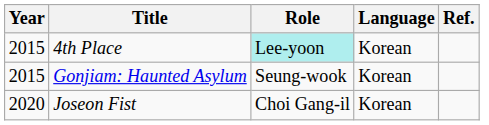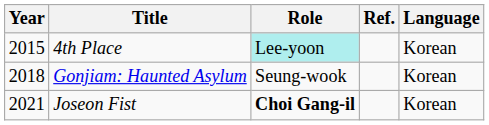columns swapped: (397, 18) <-> (459, 18)
(27, 76) 2015 -> (27, 76) 2018
(27, 104) 2020 -> (27, 104) 2021
(303, 104) normal -> (305, 104) bold
